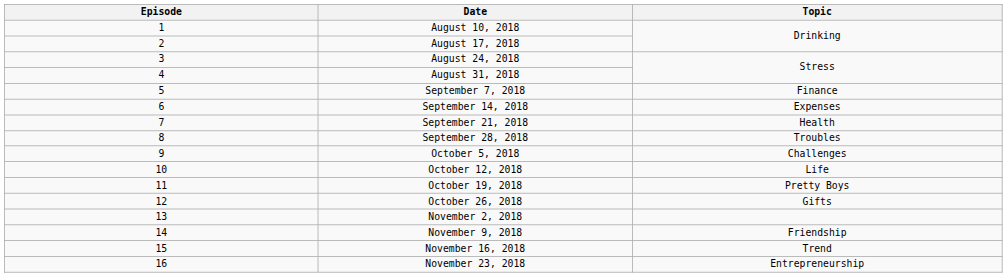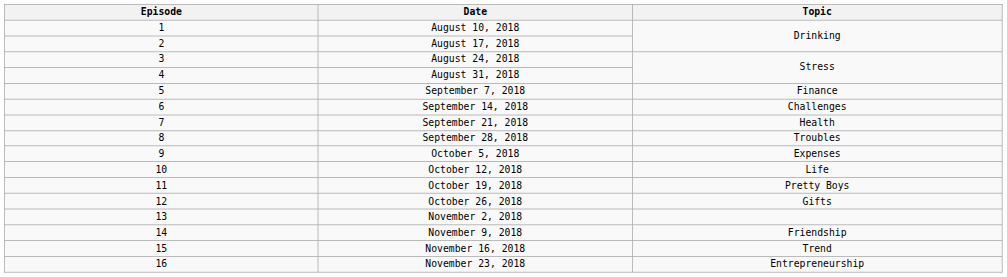(817, 107) Expenses -> (817, 107) Challenges
(817, 154) Challenges -> (817, 154) Expenses
